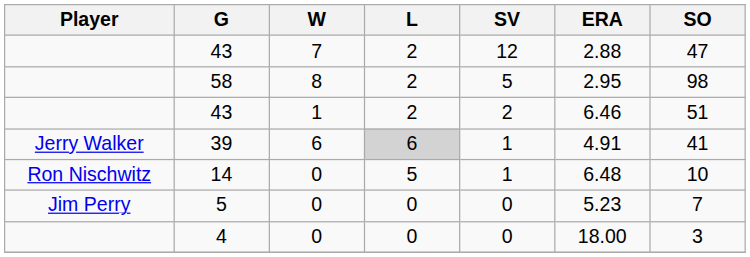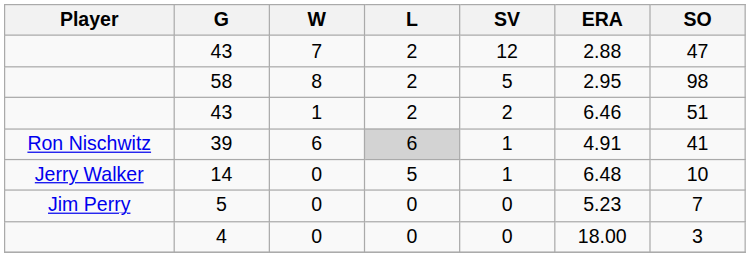(89, 143) Jerry Walker -> (89, 143) Ron Nischwitz
(89, 174) Ron Nischwitz -> (89, 174) Jerry Walker
